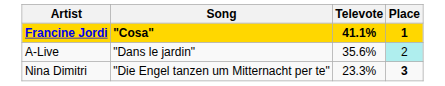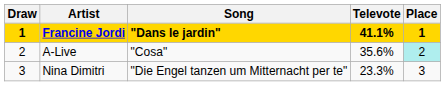+ column: (22, 14)
(134, 33) "Cosa" -> (176, 33) "Dans le jardin"
(154, 52) "Dans le jardin" -> (149, 52) "Cosa"
(404, 71) bold -> (422, 71) normal
